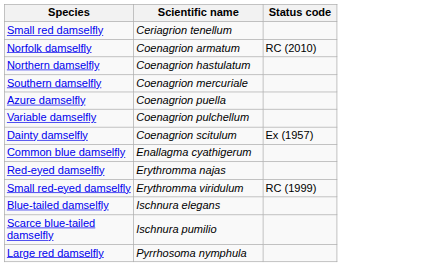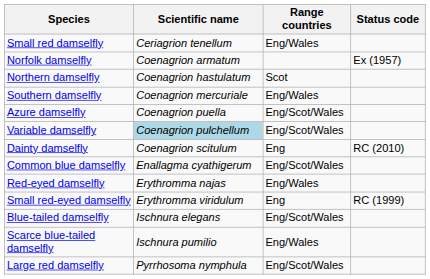+ column: (307, 19)
(291, 48) RC (2010) -> (377, 60) Ex (1957)
(193, 118) no background -> (193, 130) lightblue background
(289, 135) Ex (1957) -> (379, 148) RC (2010)
